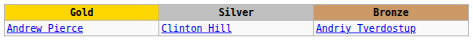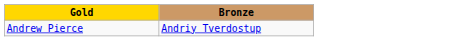- column: (236, 12)
